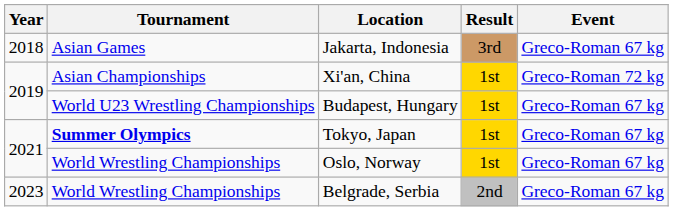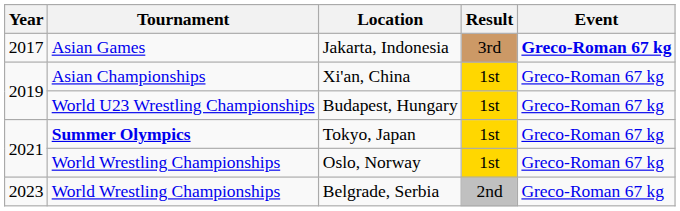(26, 47) 2018 -> (26, 47) 2017
(593, 47) normal -> (596, 47) bold
(593, 76) Greco-Roman 72 kg -> (593, 76) Greco-Roman 67 kg
